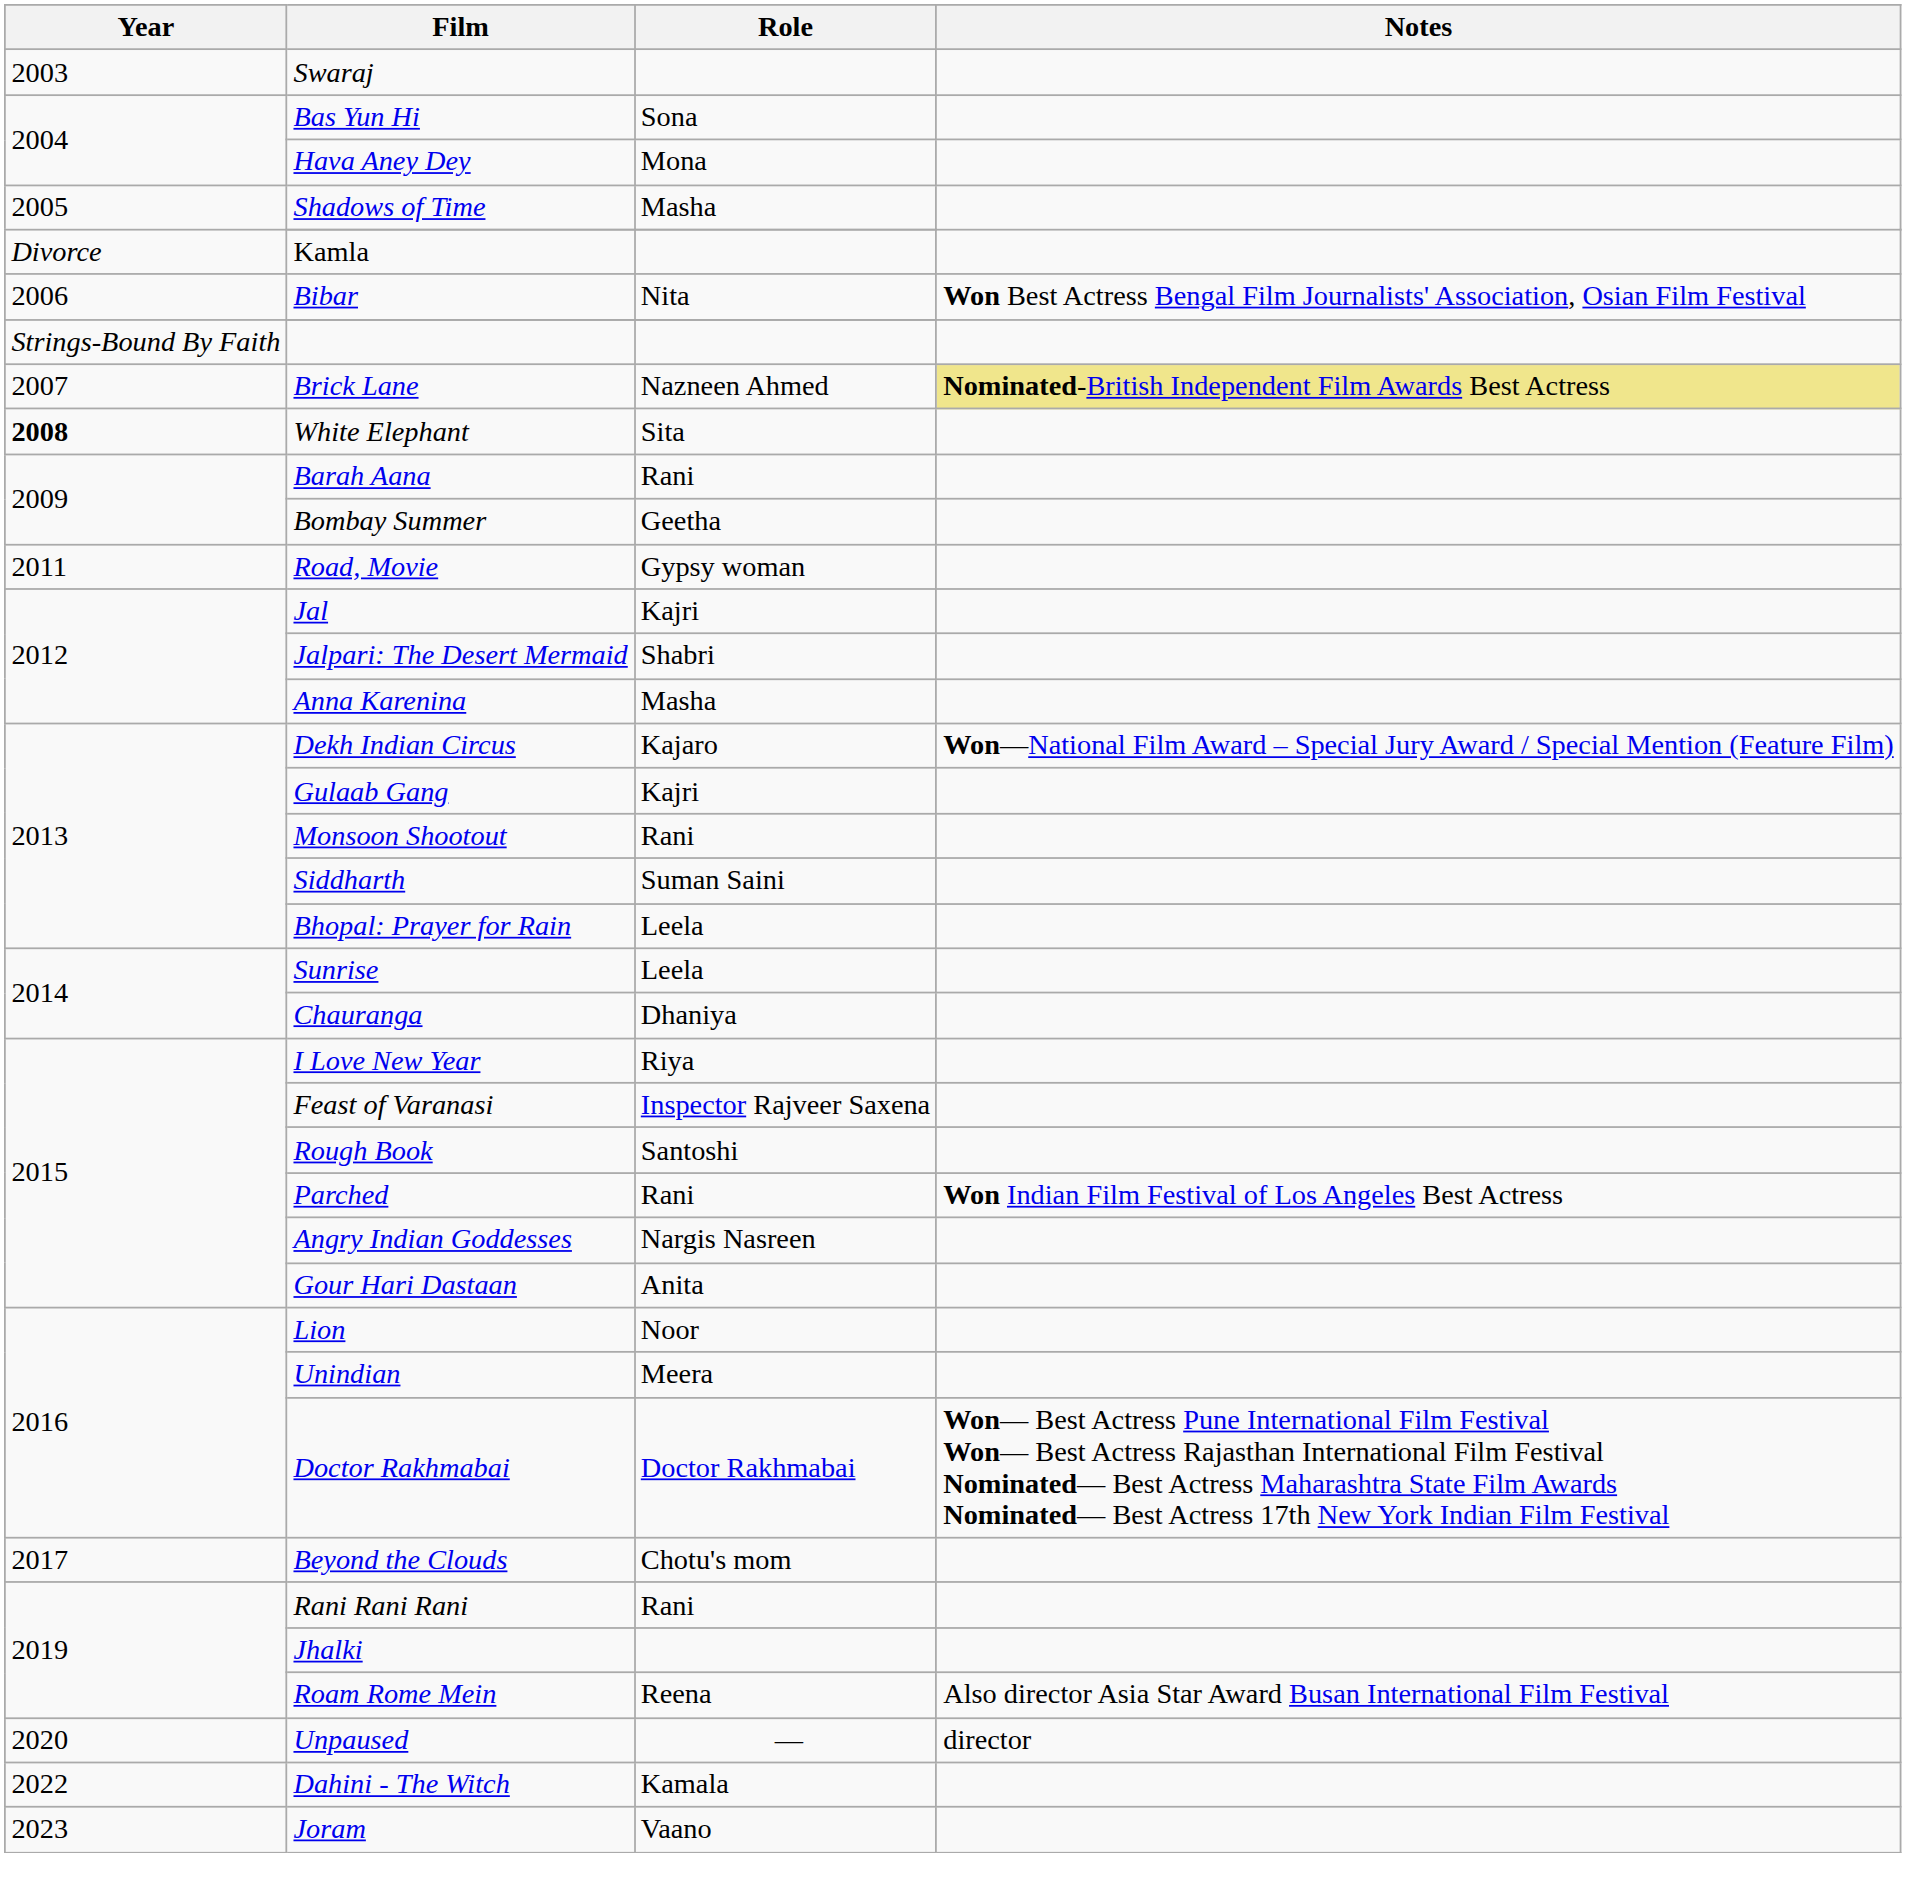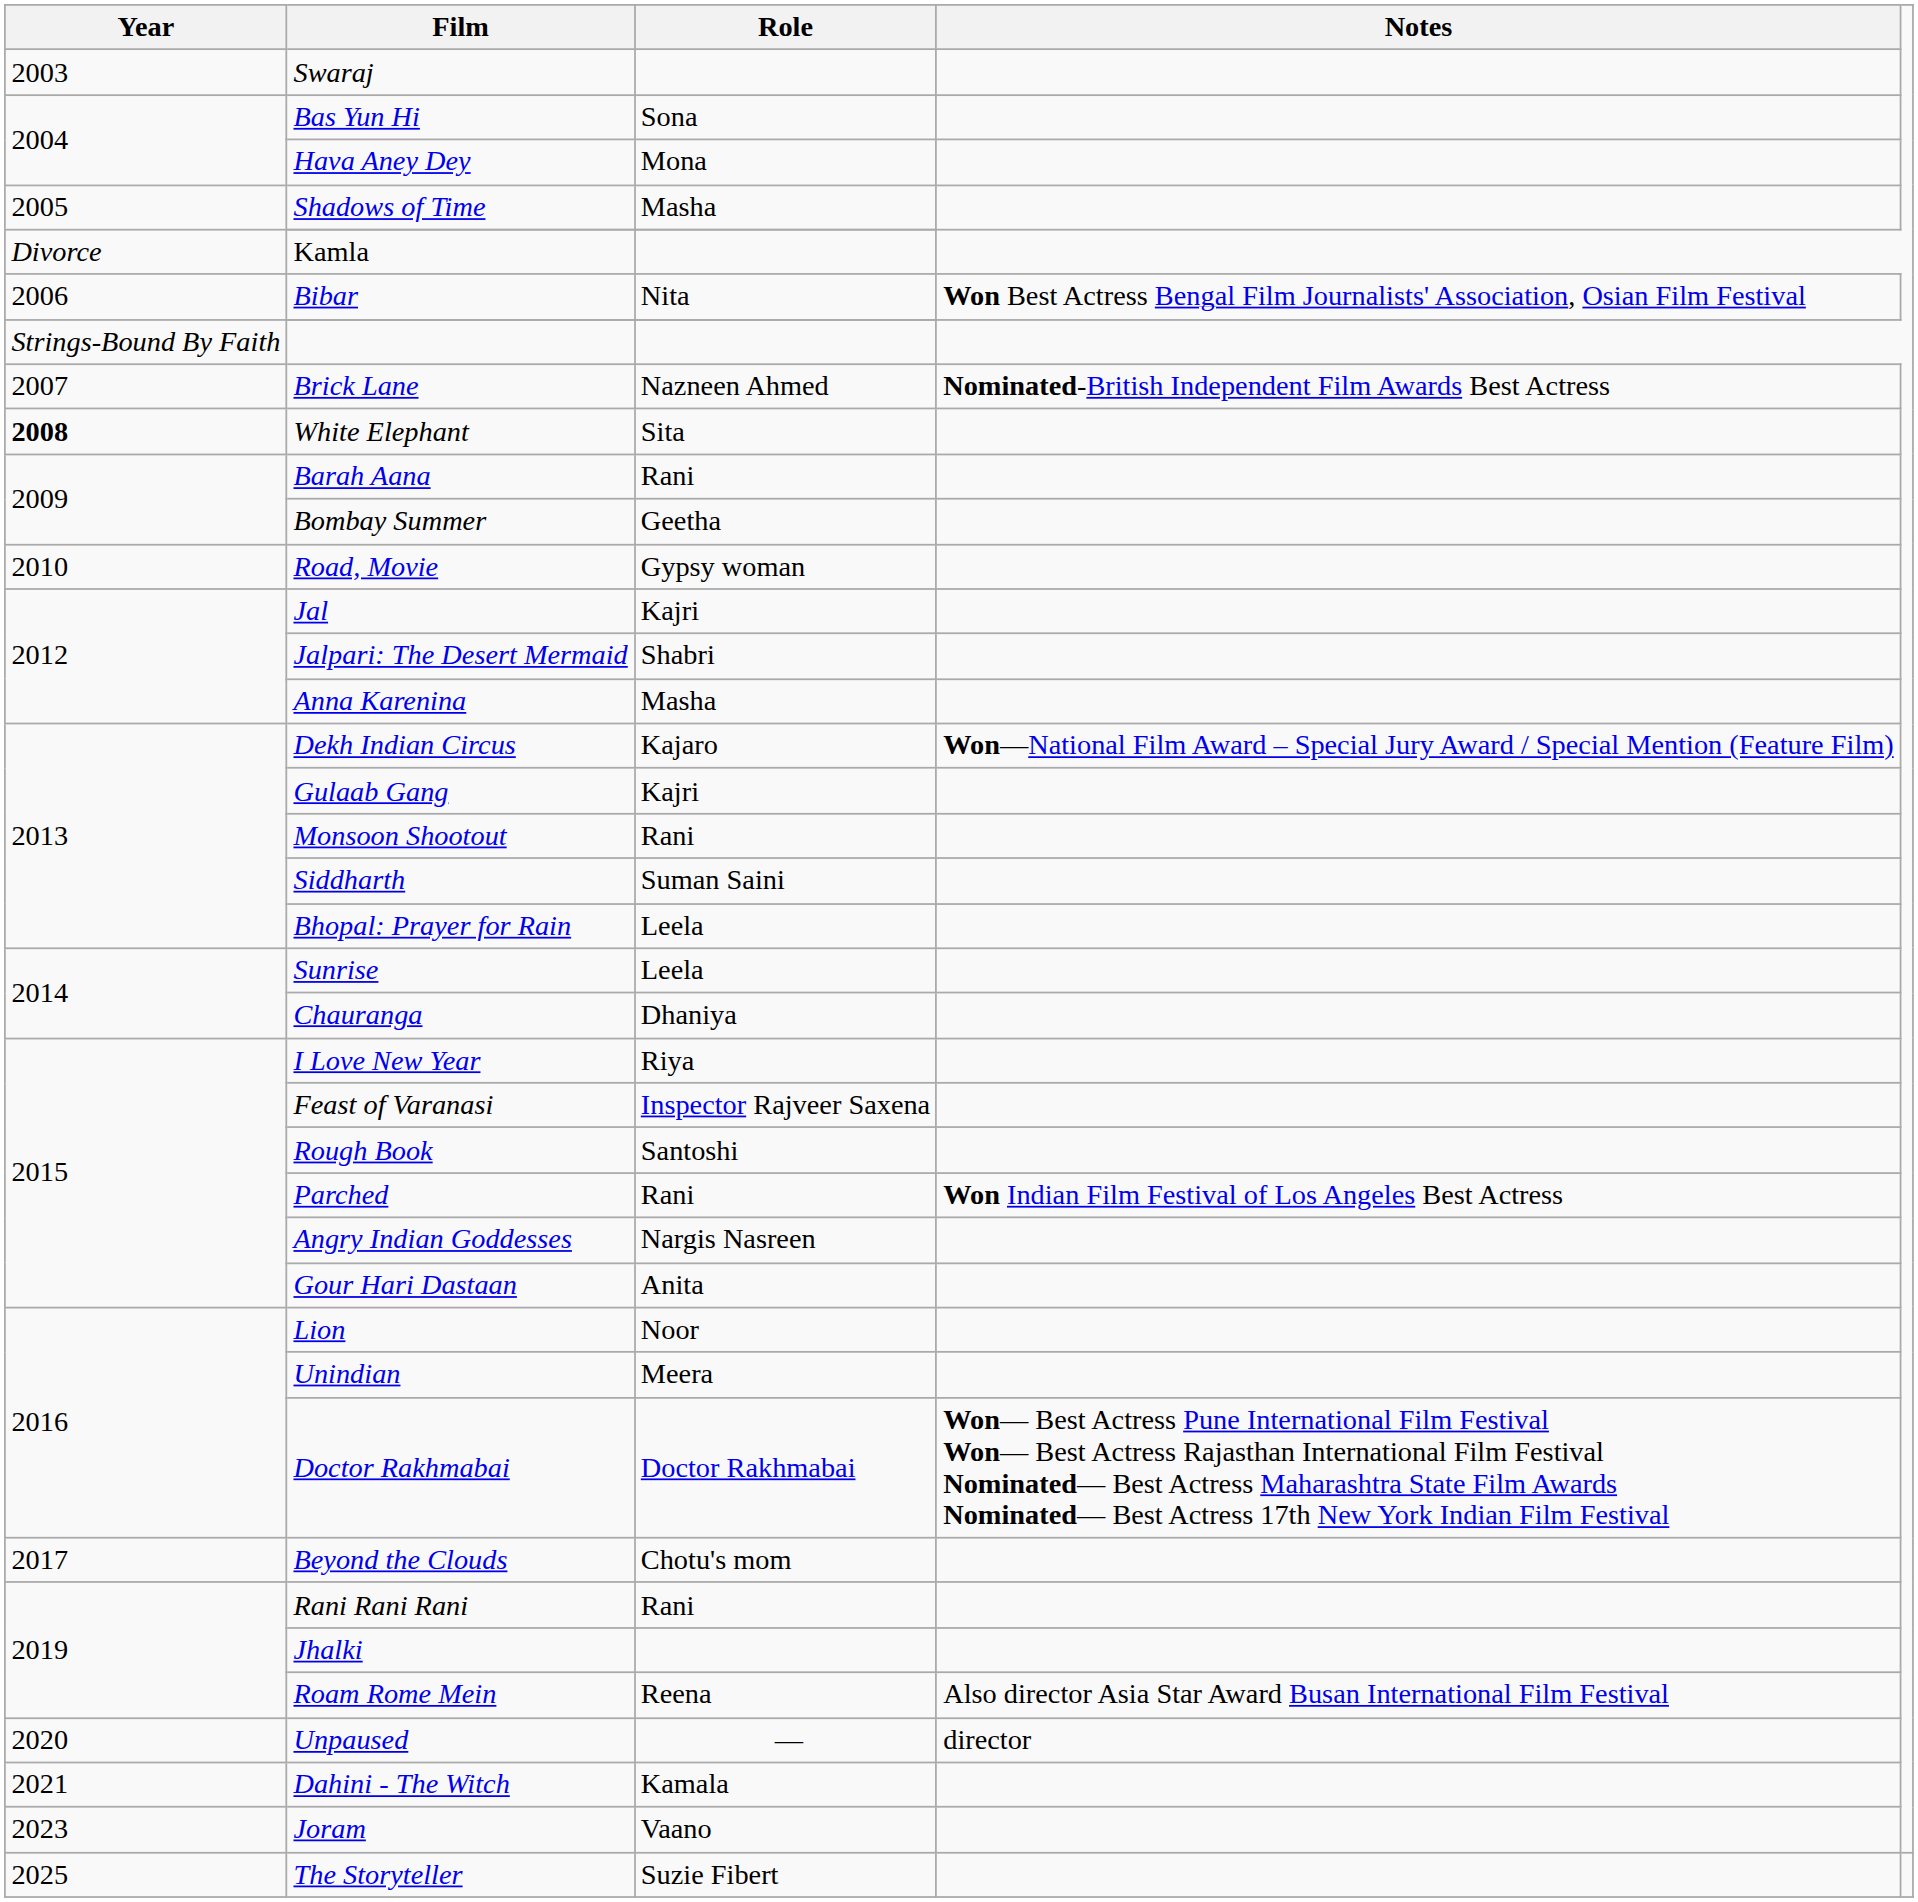(1277, 386) khaki background -> (1277, 386) no background
(39, 565) 2011 -> (40, 565) 2010
(40, 1784) 2022 -> (40, 1784) 2021
+ row: (378, 1874)
